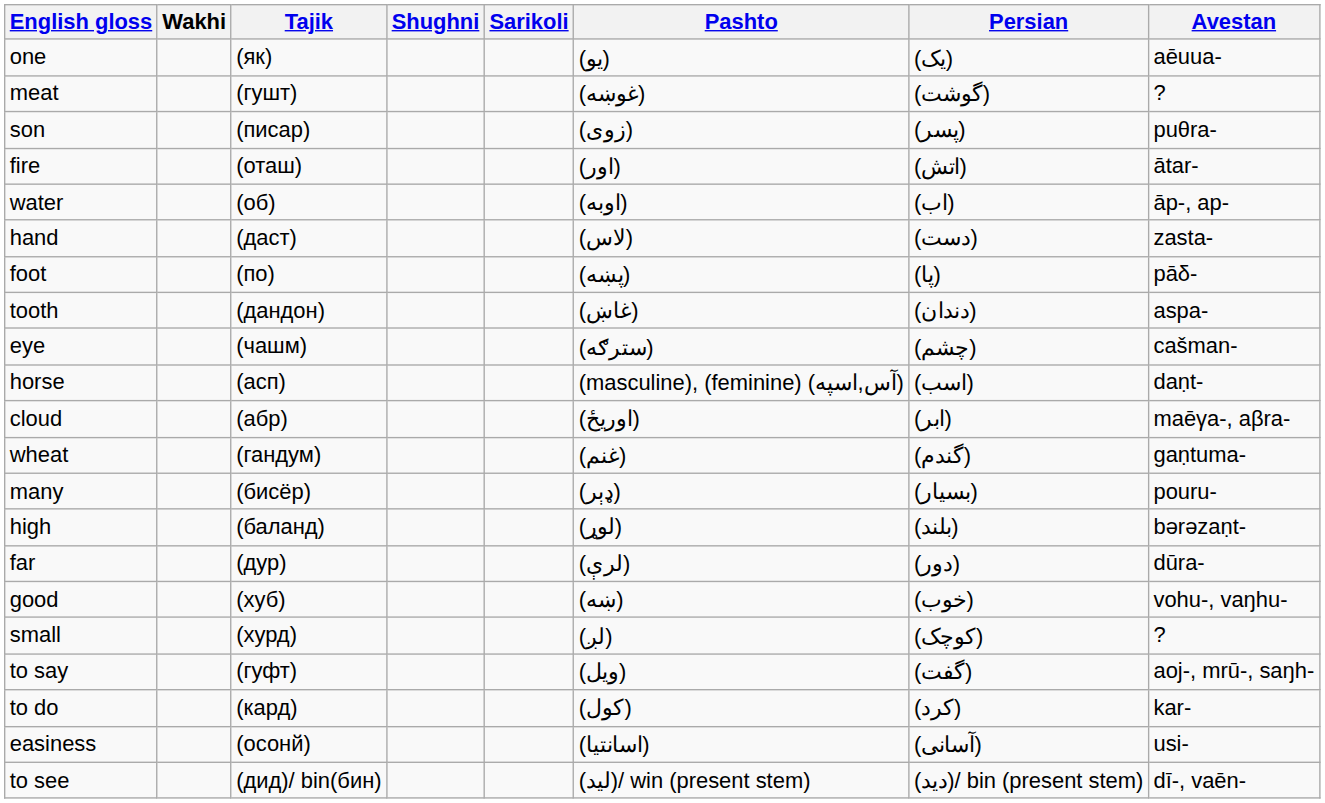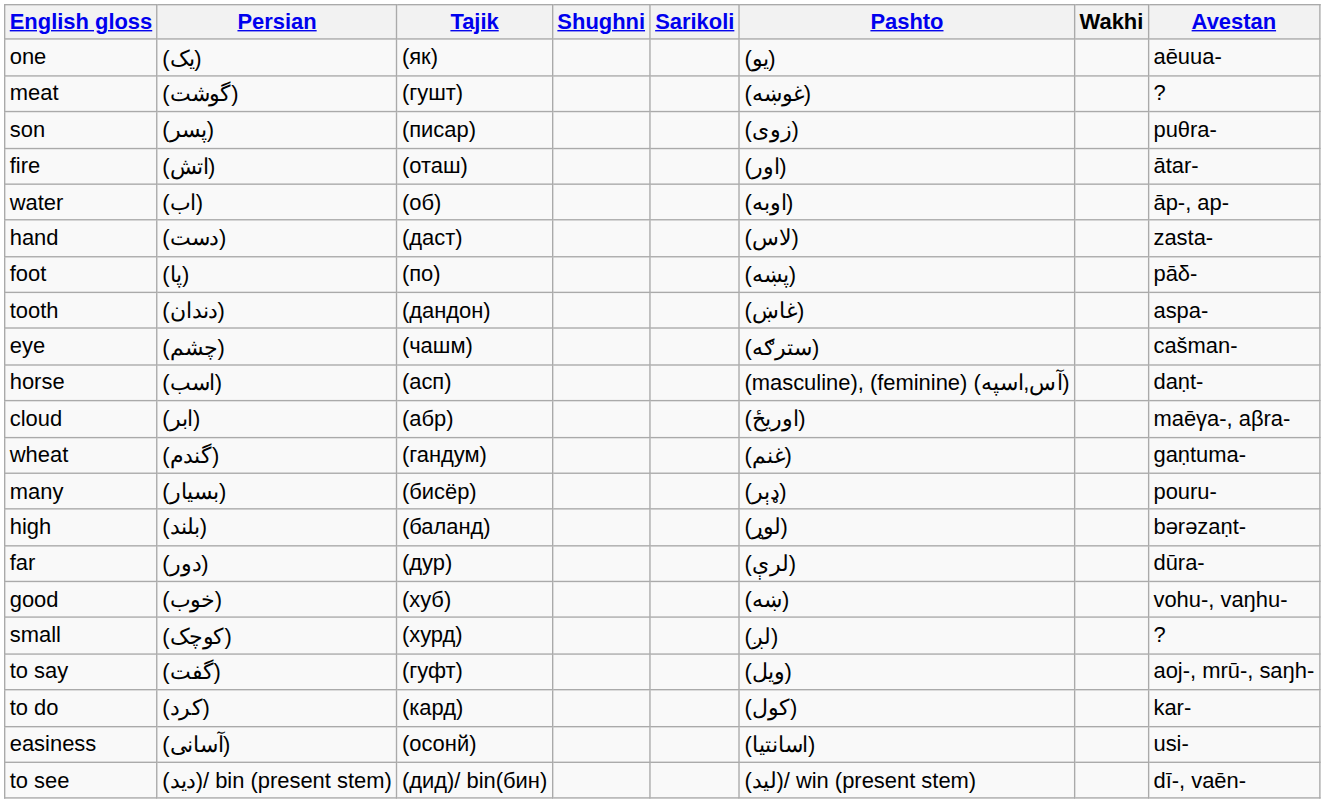columns swapped: (1029, 21) <-> (194, 21)
